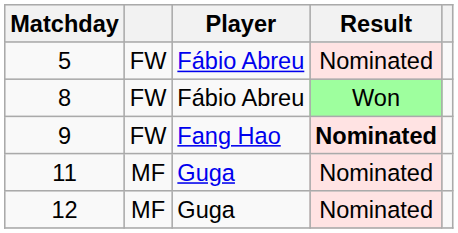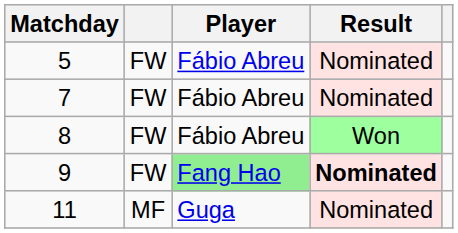+ row: (65, 98)
(229, 136) no background -> (229, 173) lightgreen background
- row: (65, 210)
